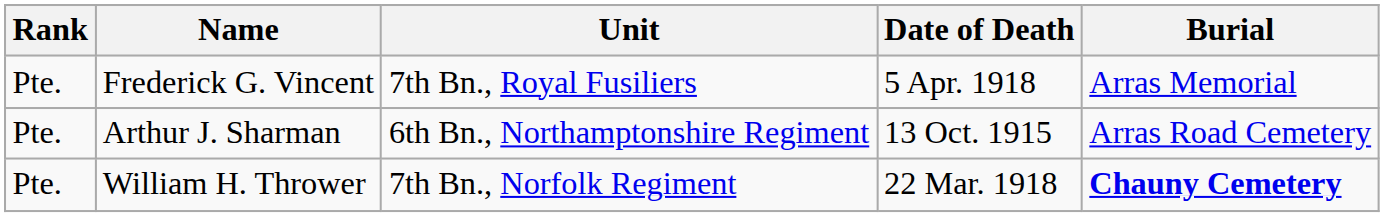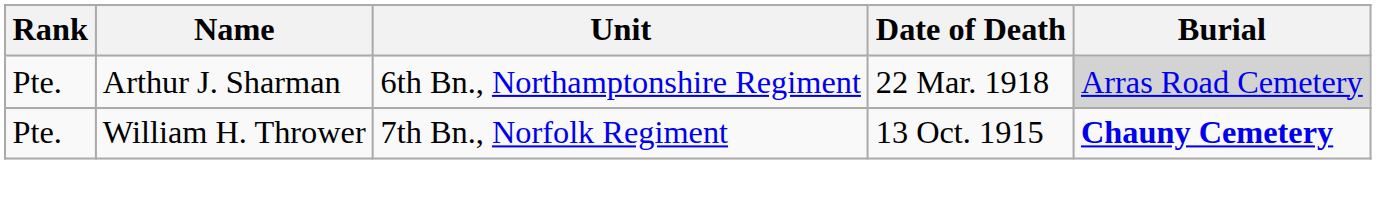- row: (238, 81)
(968, 132) 13 Oct. 1915 -> (962, 81) 22 Mar. 1918
(1230, 132) no background -> (1222, 81) lightgrey background
(971, 183) 22 Mar. 1918 -> (960, 132) 13 Oct. 1915
